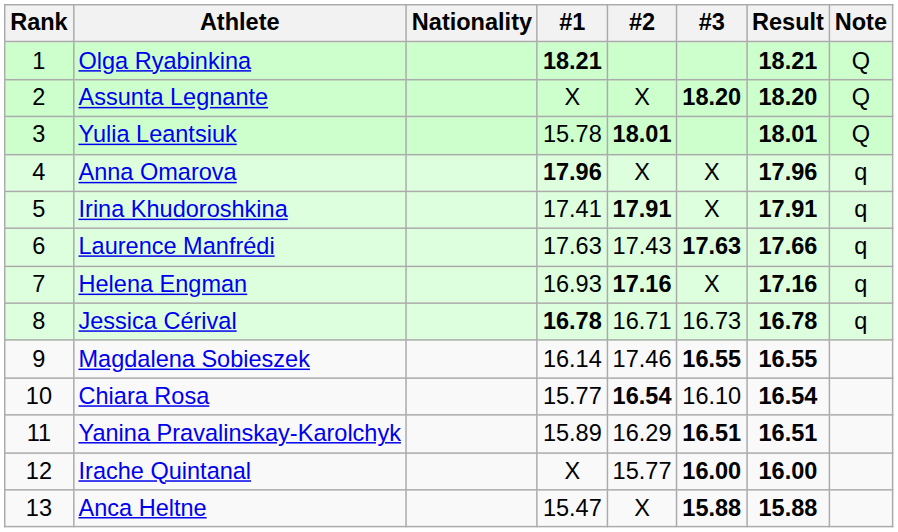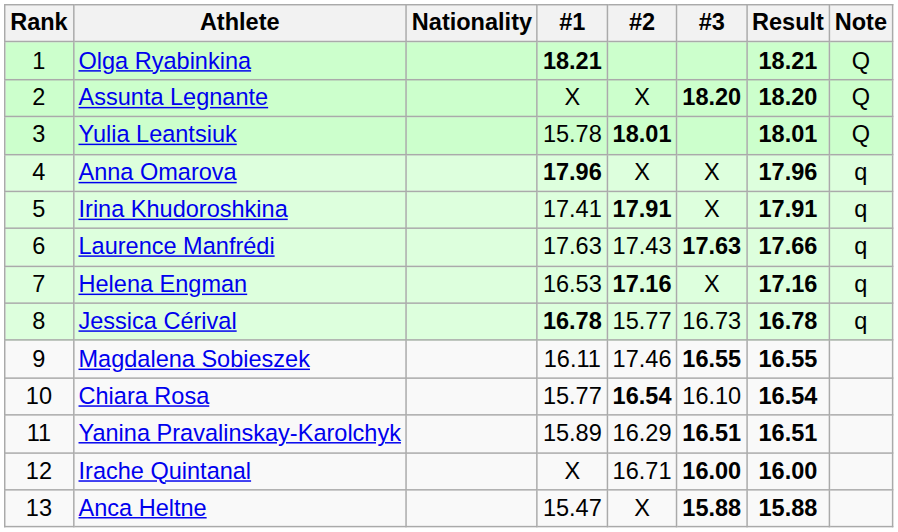(572, 284) 16.93 -> (572, 284) 16.53
(642, 321) 16.71 -> (642, 321) 15.77
(572, 358) 16.14 -> (572, 358) 16.11
(642, 470) 15.77 -> (642, 470) 16.71
